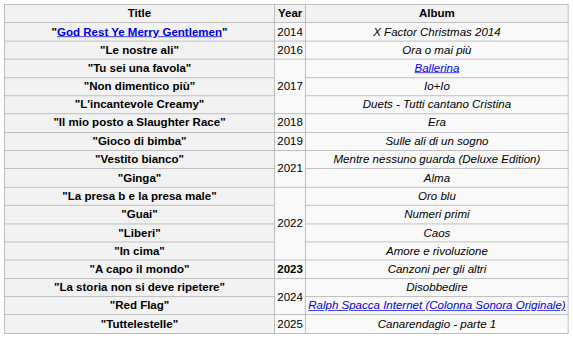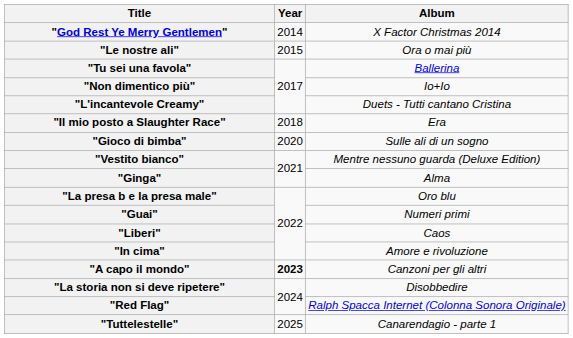(290, 50) 2016 -> (290, 50) 2015
(290, 141) 2019 -> (290, 141) 2020
